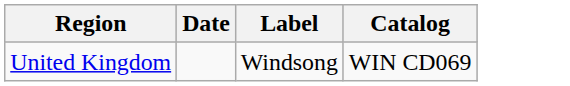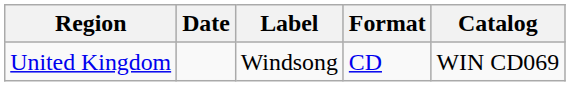+ column: (387, 23)
